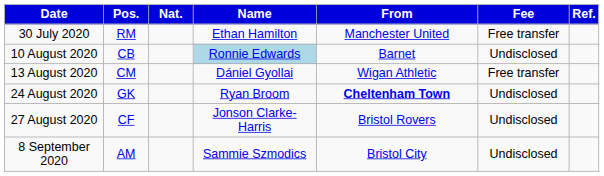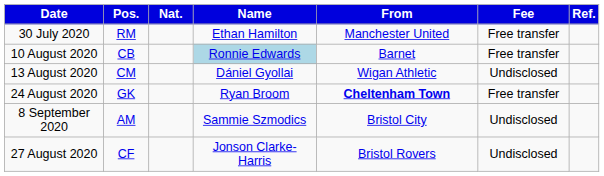(524, 53) Undisclosed -> (524, 53) Free transfer
(524, 73) Free transfer -> (524, 73) Undisclosed
(524, 93) Undisclosed -> (524, 93) Free transfer
rows swapped: (54, 120) <-> (54, 154)
